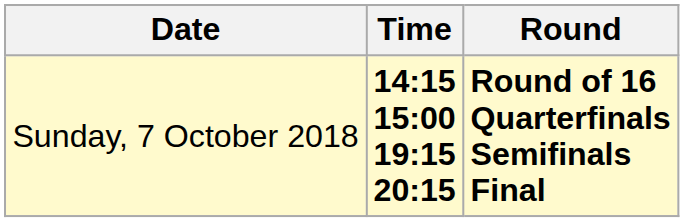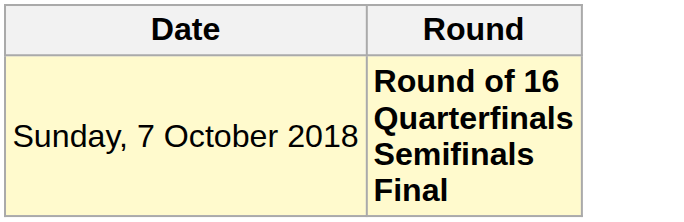- column: (415, 30)
